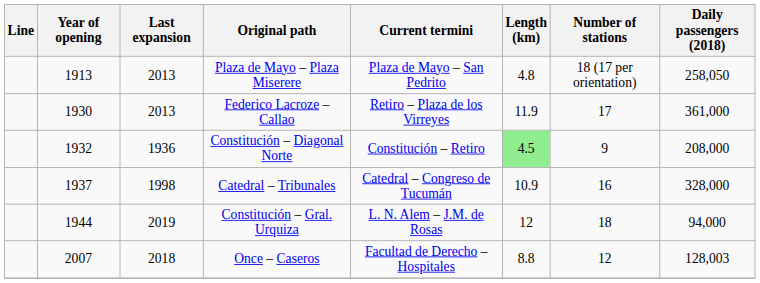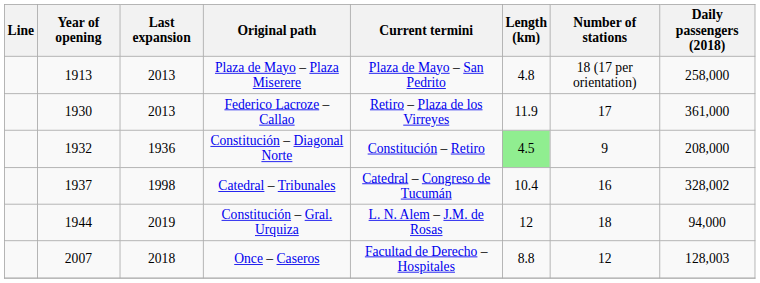(707, 75) 258,050 -> (707, 75) 258,000
(526, 185) 10.9 -> (526, 185) 10.4
(707, 185) 328,000 -> (707, 185) 328,002
